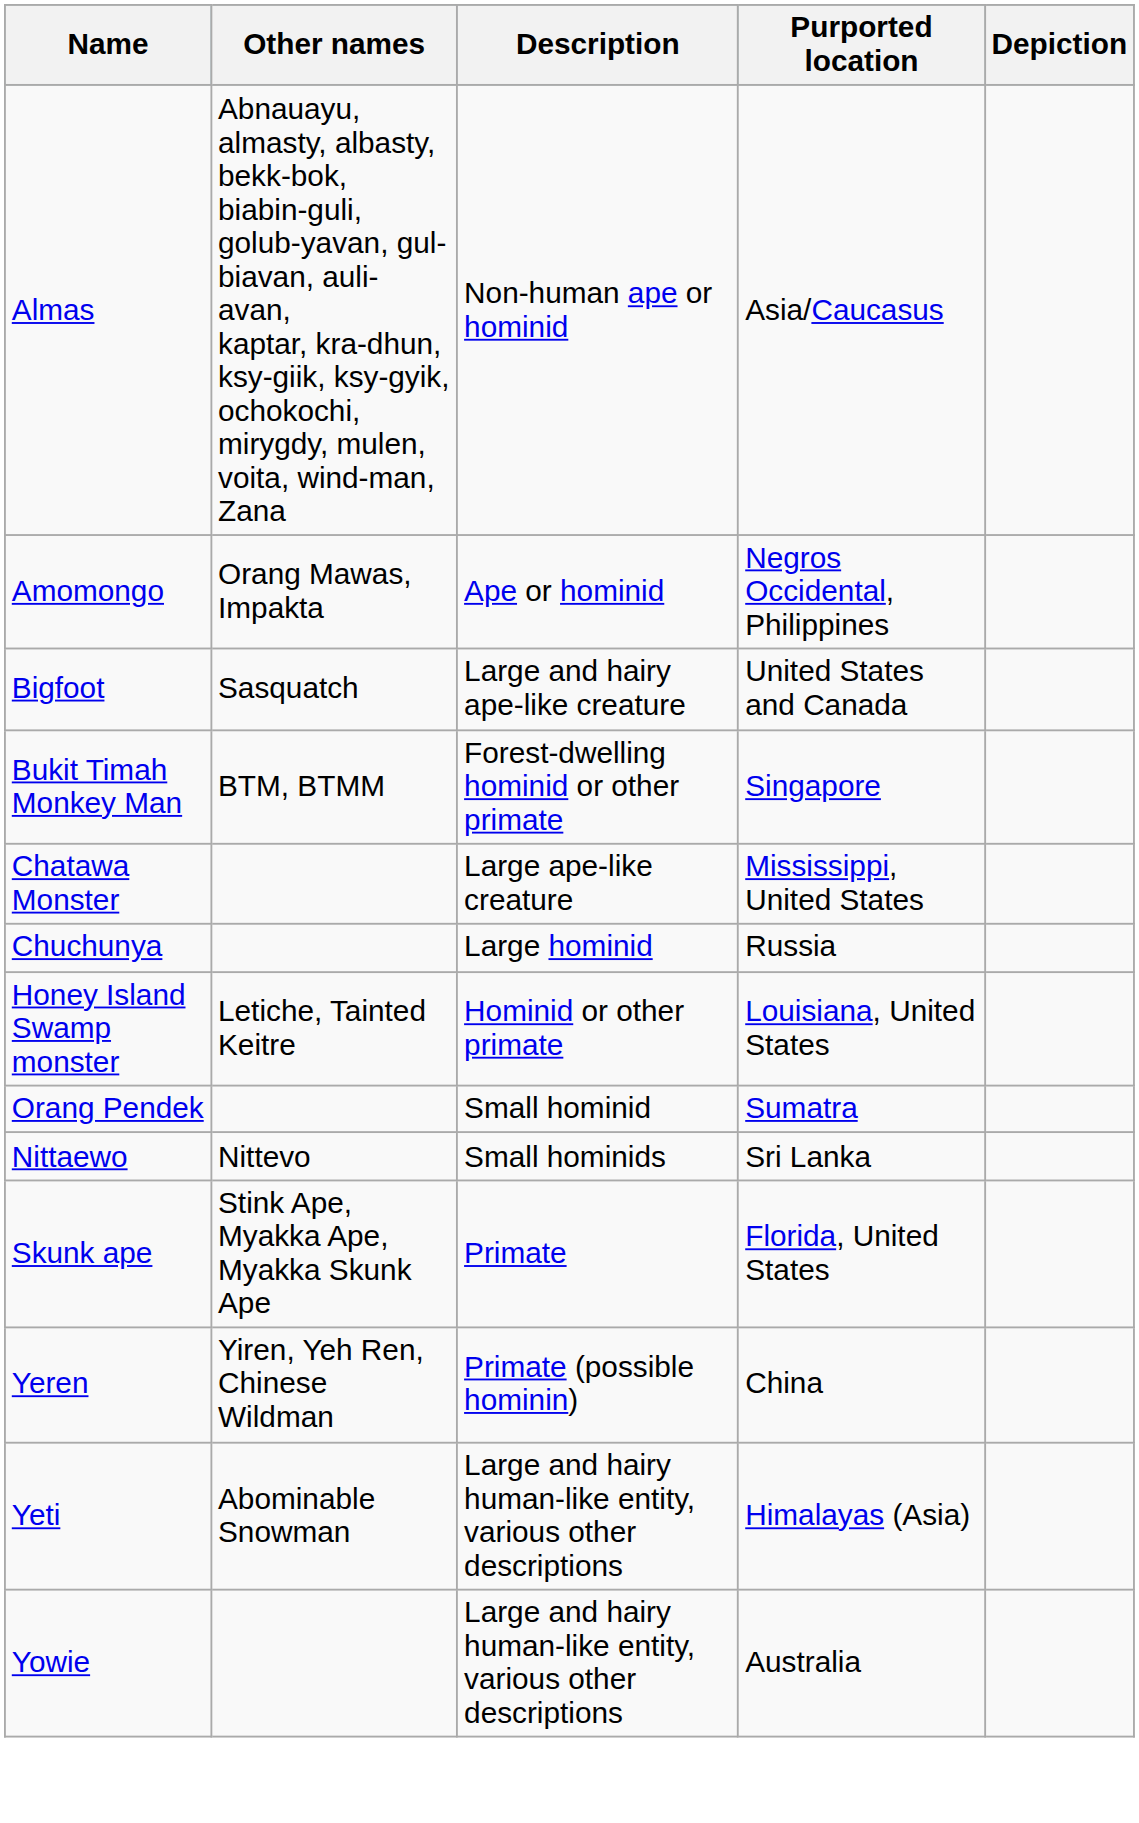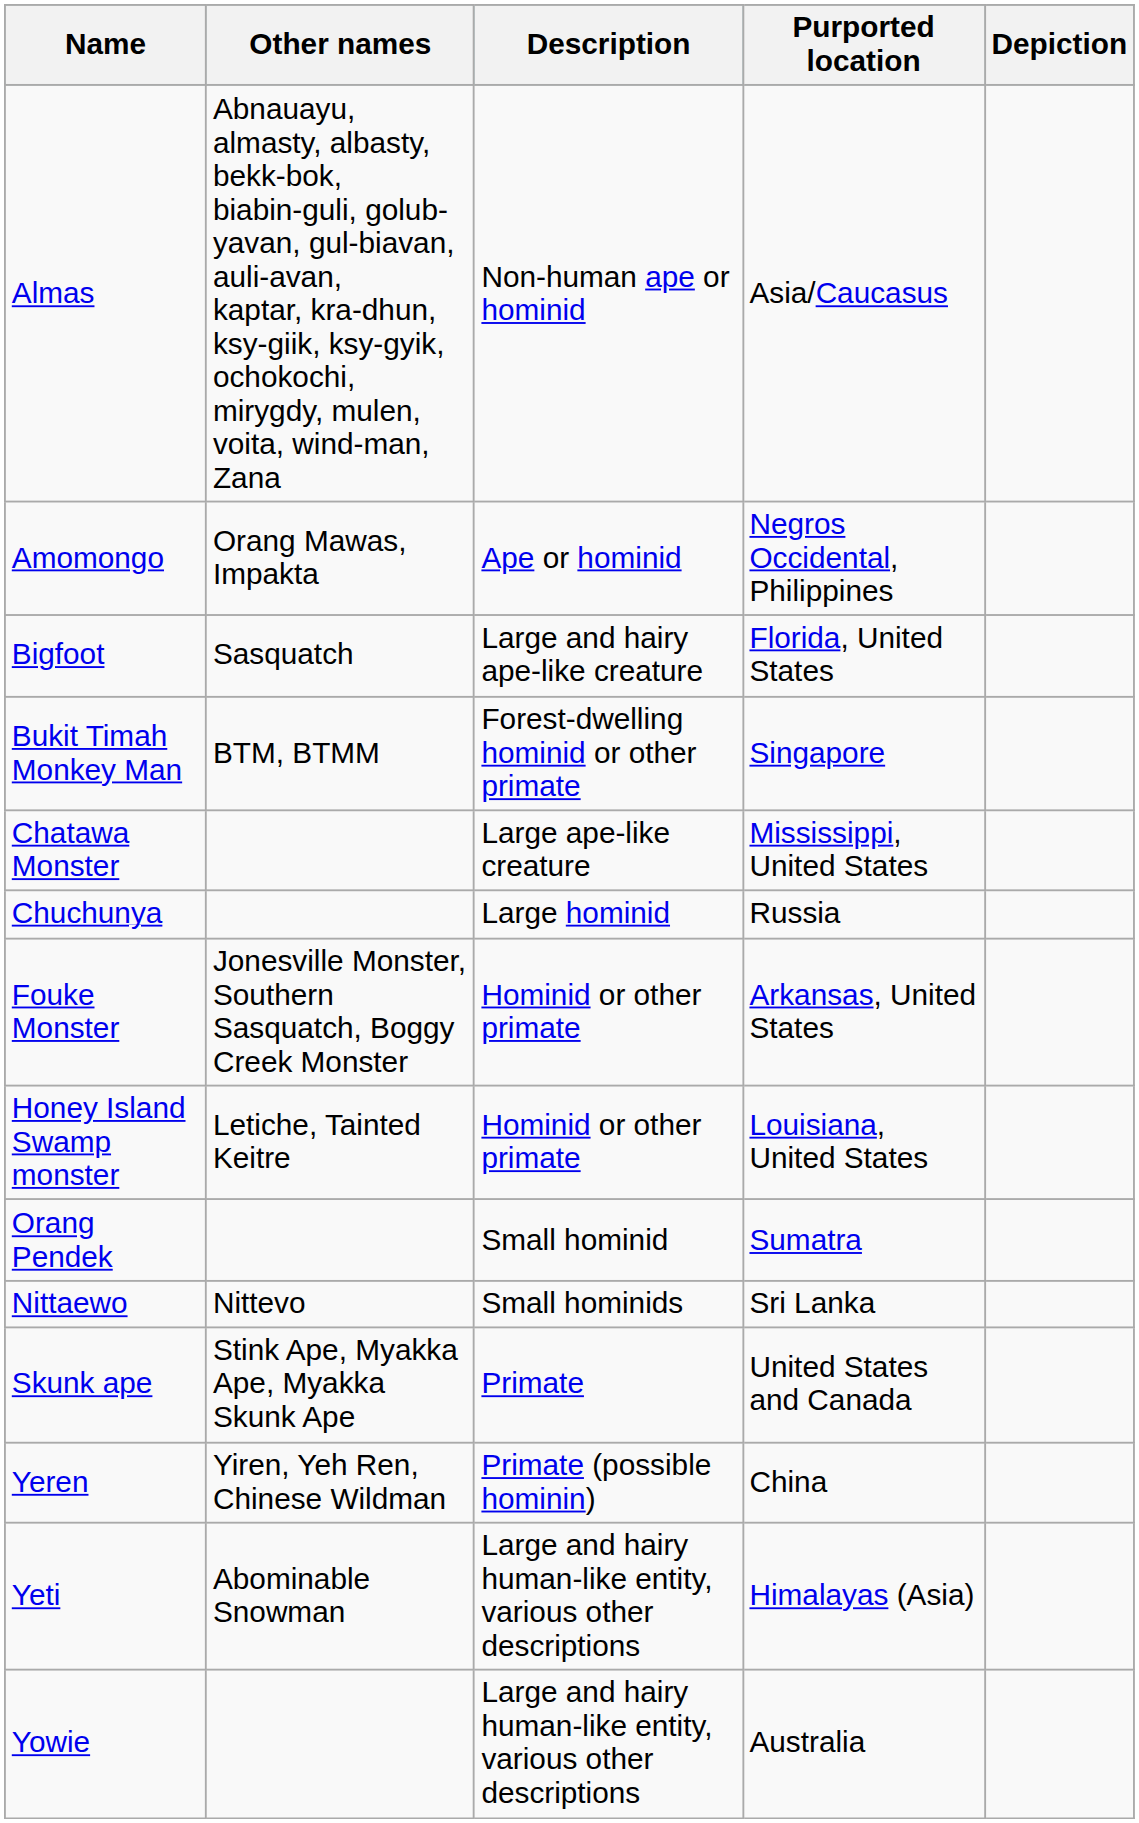(835, 688) United States and Canada -> (846, 655) Florida, United States
+ row: (66, 1011)
(842, 1253) Florida, United States -> (839, 1384) United States and Canada
